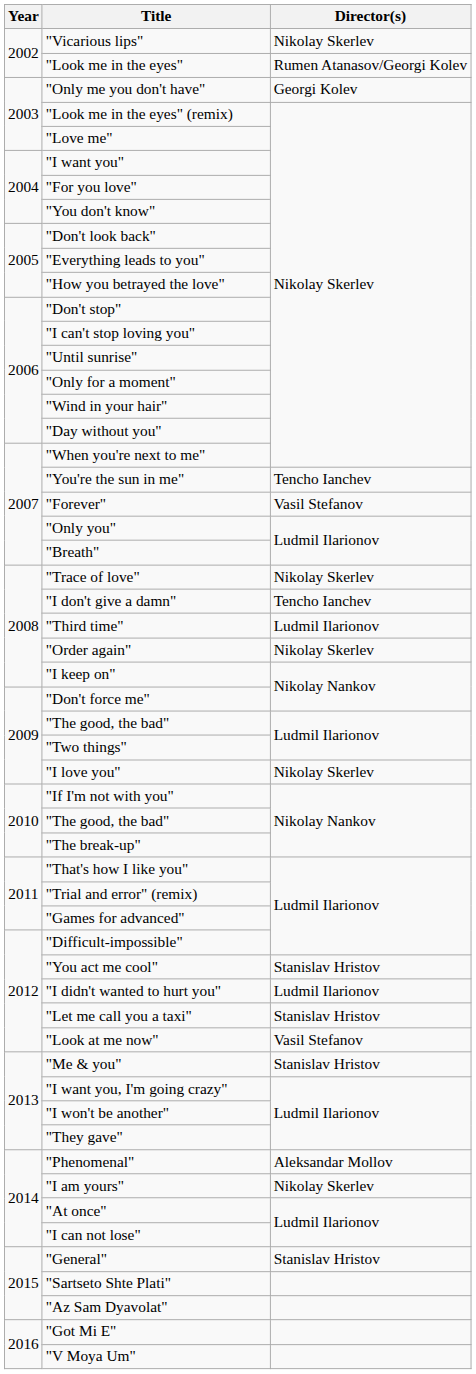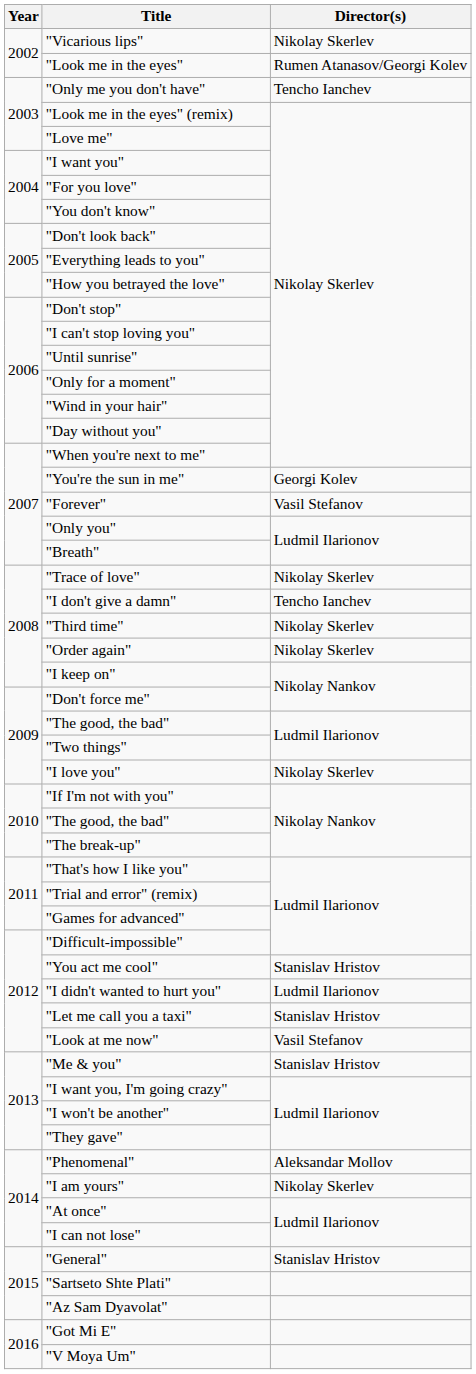(316, 89) Georgi Kolev -> (322, 89) Tencho Ianchev
(322, 479) Tencho Ianchev -> (316, 479) Georgi Kolev
(326, 625) Ludmil Ilarionov -> (324, 625) Nikolay Skerlev
